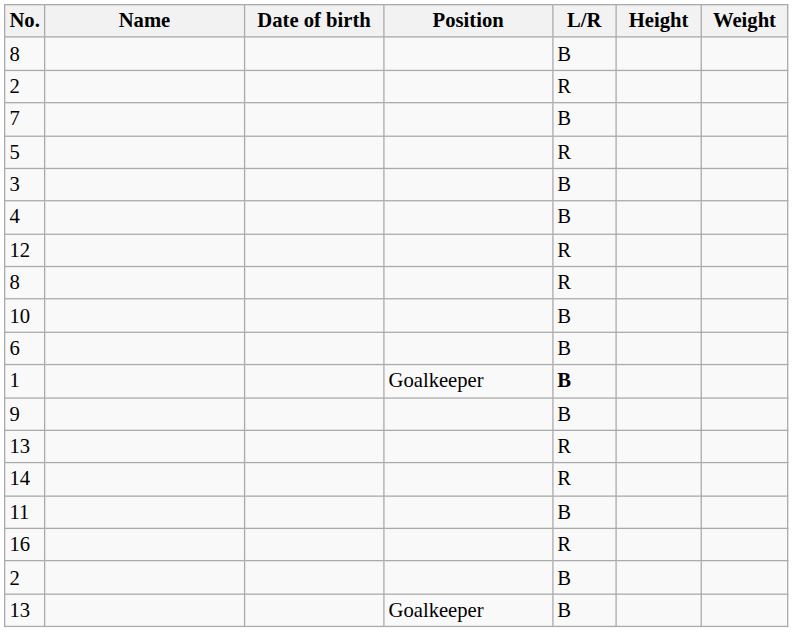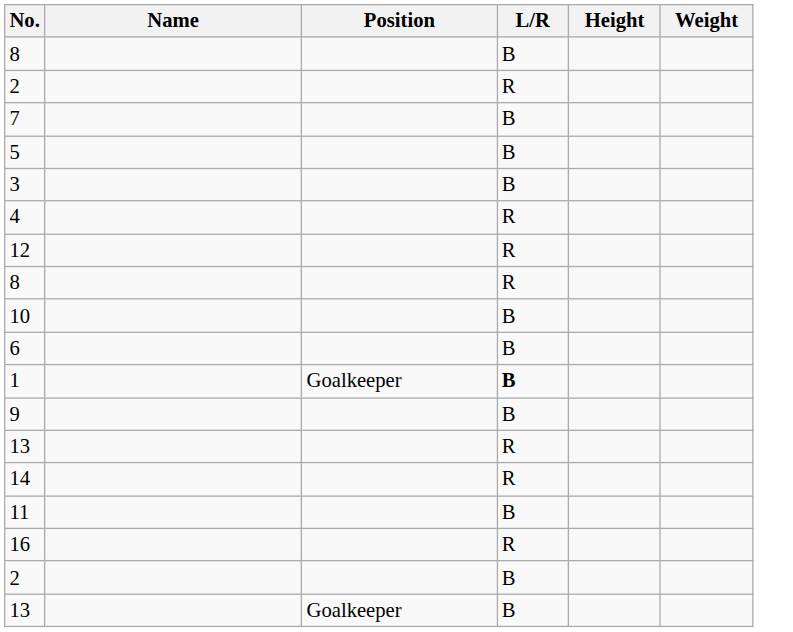- column: (314, 20)
(564, 151) R -> (509, 151) B
(564, 217) B -> (509, 217) R
